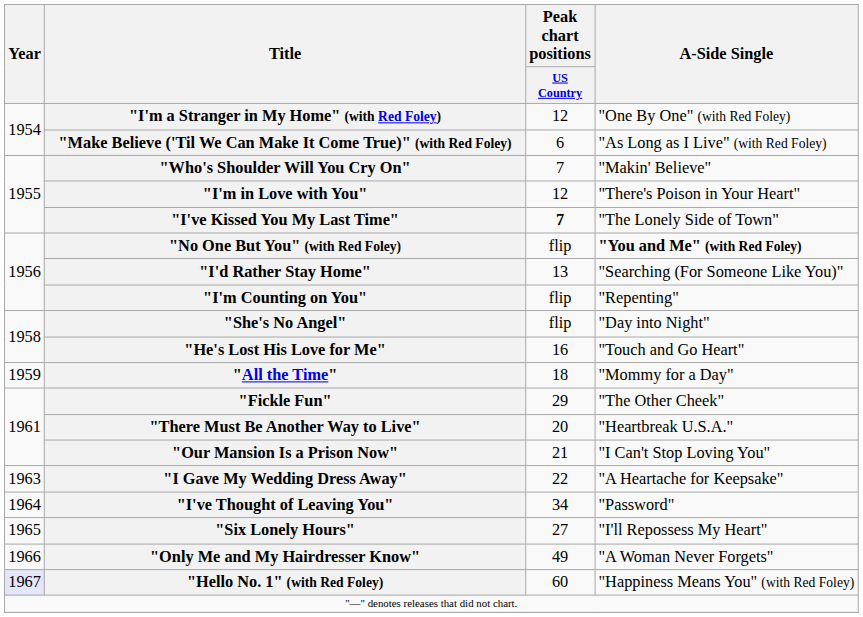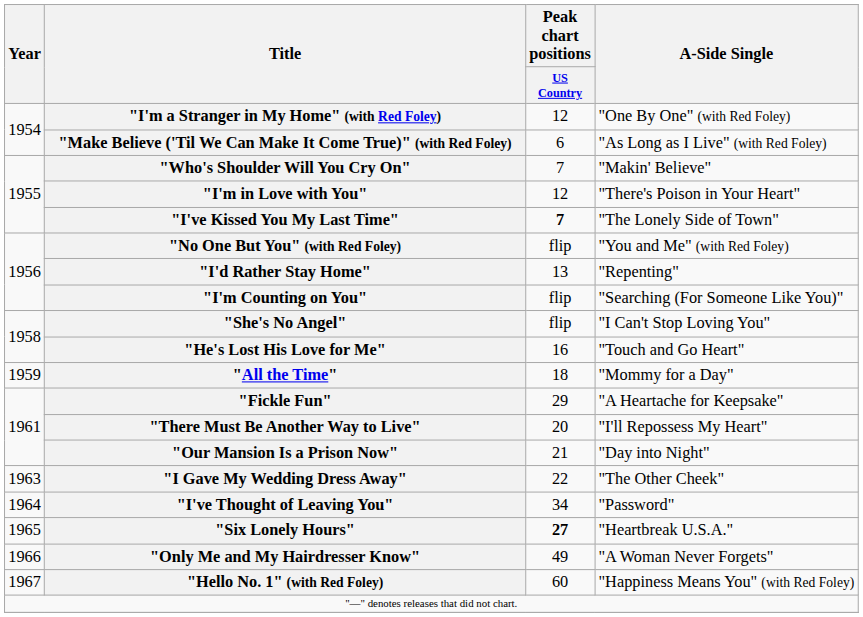(700, 245) bold -> (694, 245) normal
(721, 271) "Searching (For Someone Like You)" -> (639, 271) "Repenting"
(639, 297) "Repenting" -> (721, 297) "Searching (For Someone Like You)"
(654, 323) "Day into Night" -> (684, 323) "I Can't Stop Loving You"
(661, 401) "The Other Cheek" -> (691, 401) "A Heartache for Keepsake"
(666, 427) "Heartbreak U.S.A." -> (683, 427) "I'll Repossess My Heart"
(684, 453) "I Can't Stop Loving You" -> (654, 453) "Day into Night"
(691, 478) "A Heartache for Keepsake" -> (661, 478) "The Other Cheek"
(560, 530) normal -> (560, 530) bold
(683, 530) "I'll Repossess My Heart" -> (666, 530) "Heartbreak U.S.A."
(25, 582) lavender background -> (25, 582) no background
